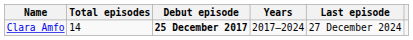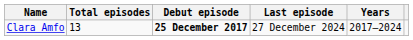columns swapped: (355, 12) <-> (278, 12)
(75, 28) 14 -> (75, 28) 13
